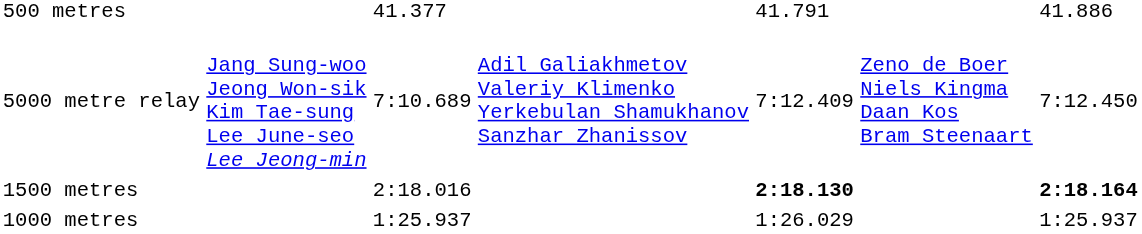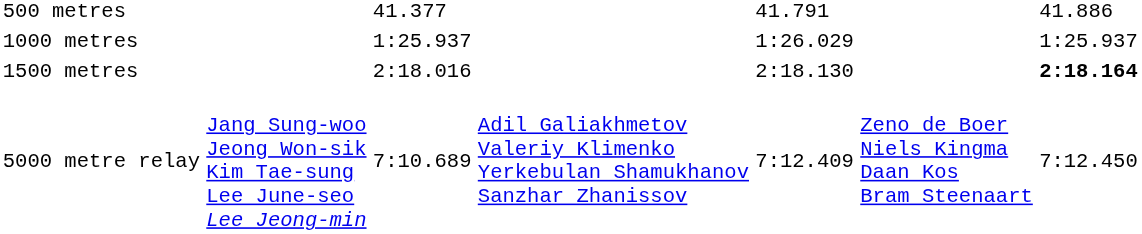rows swapped: (71, 220) <-> (101, 101)
(805, 190) bold -> (805, 72) normal
